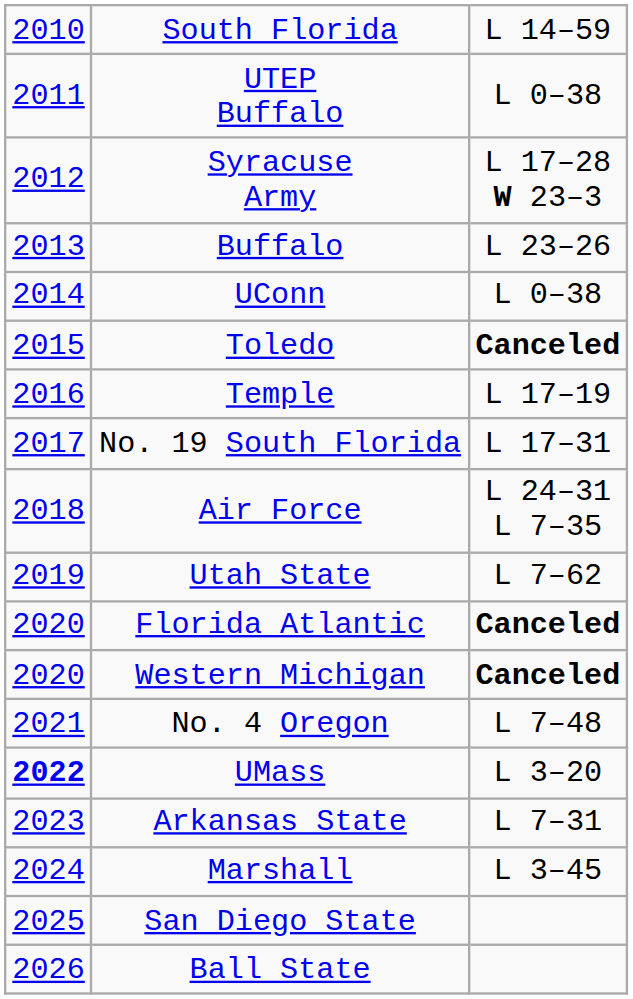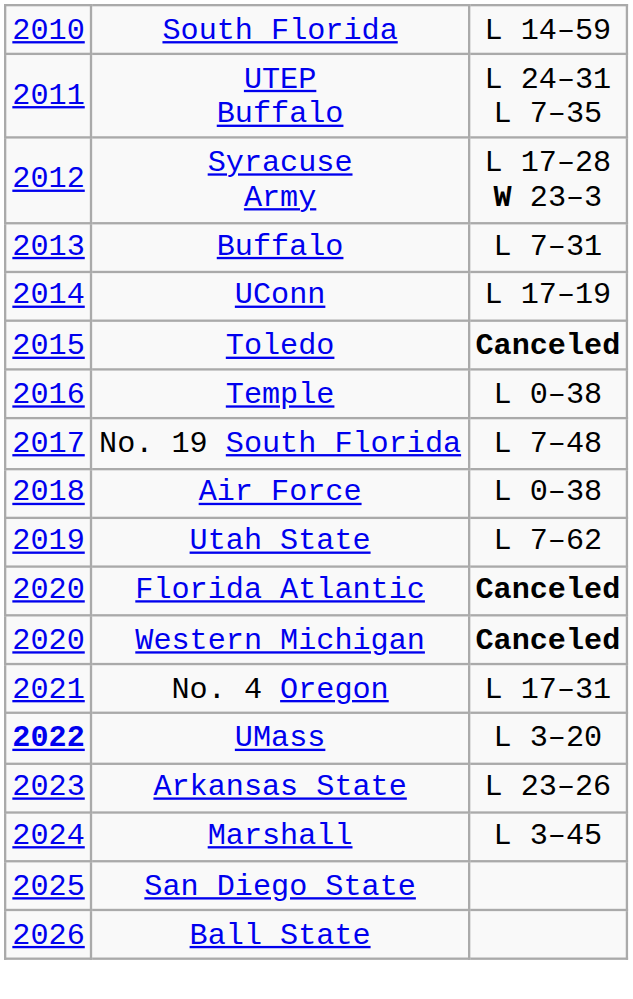(548, 96) L 0–38 -> (548, 96) L 24–31 L 7–35
(548, 247) L 23–26 -> (548, 247) L 7–31
(548, 296) L 0–38 -> (548, 296) L 17–19
(548, 394) L 17–19 -> (548, 394) L 0–38
(548, 443) L 17–31 -> (548, 443) L 7–48
(548, 510) L 24–31 L 7–35 -> (548, 493) L 0–38
(548, 724) L 7–48 -> (548, 689) L 17–31
(548, 822) L 7–31 -> (548, 788) L 23–26
